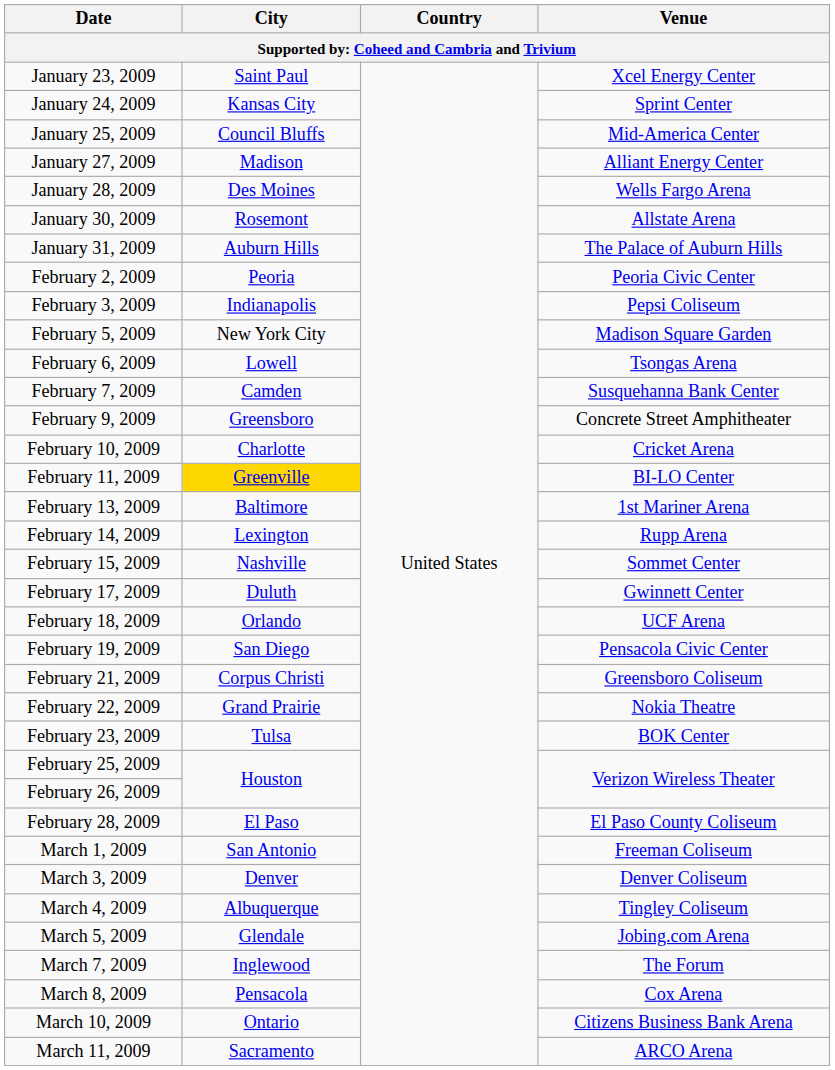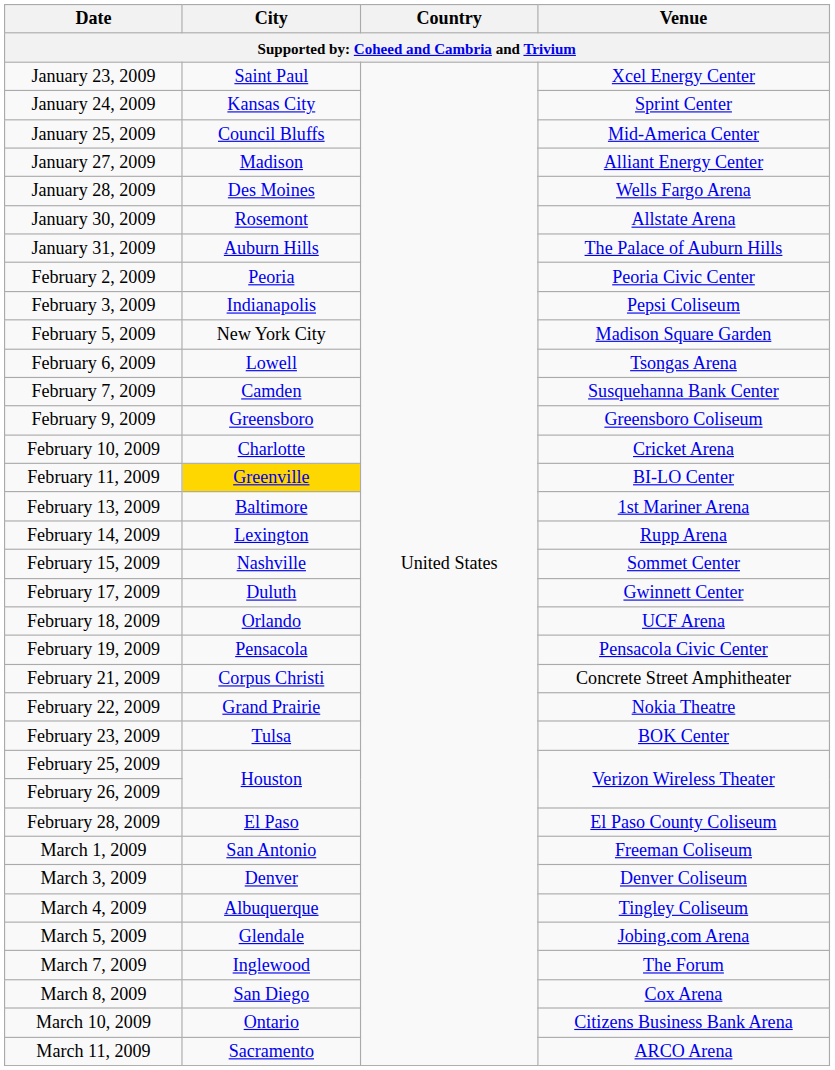(683, 420) Concrete Street Amphitheater -> (683, 420) Greensboro Coliseum
(271, 649) San Diego -> (271, 649) Pensacola
(683, 678) Greensboro Coliseum -> (683, 678) Concrete Street Amphitheater
(271, 993) Pensacola -> (271, 993) San Diego
